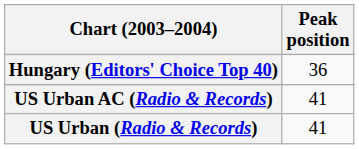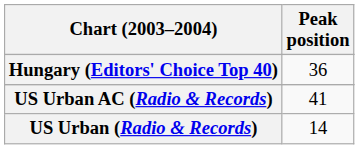(318, 128) 41 -> (318, 128) 14
